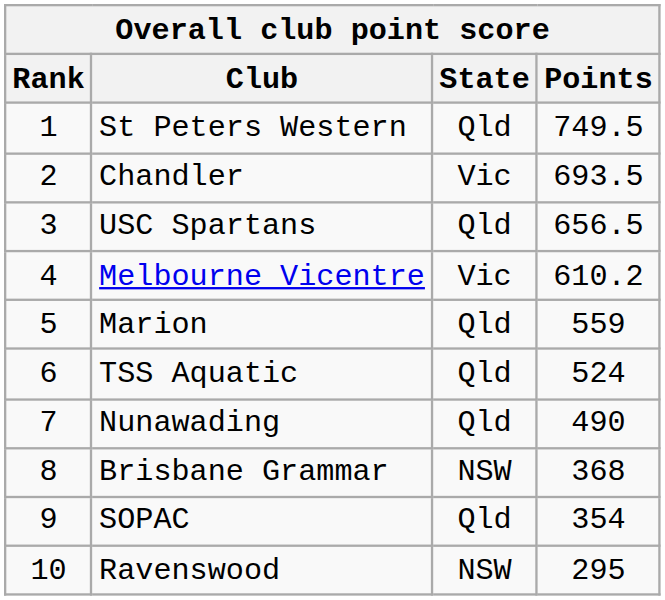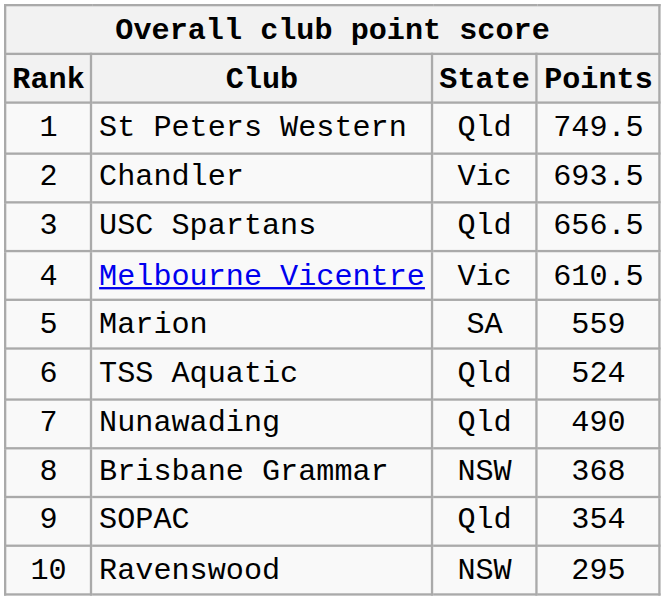(598, 276) 610.2 -> (598, 276) 610.5
(485, 325) Qld -> (485, 325) SA
